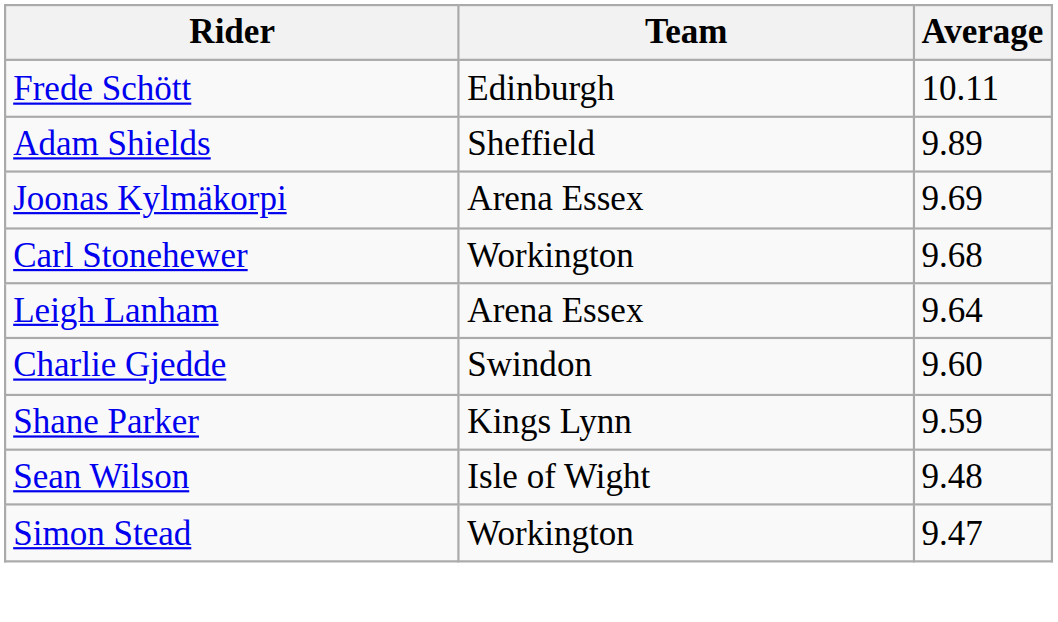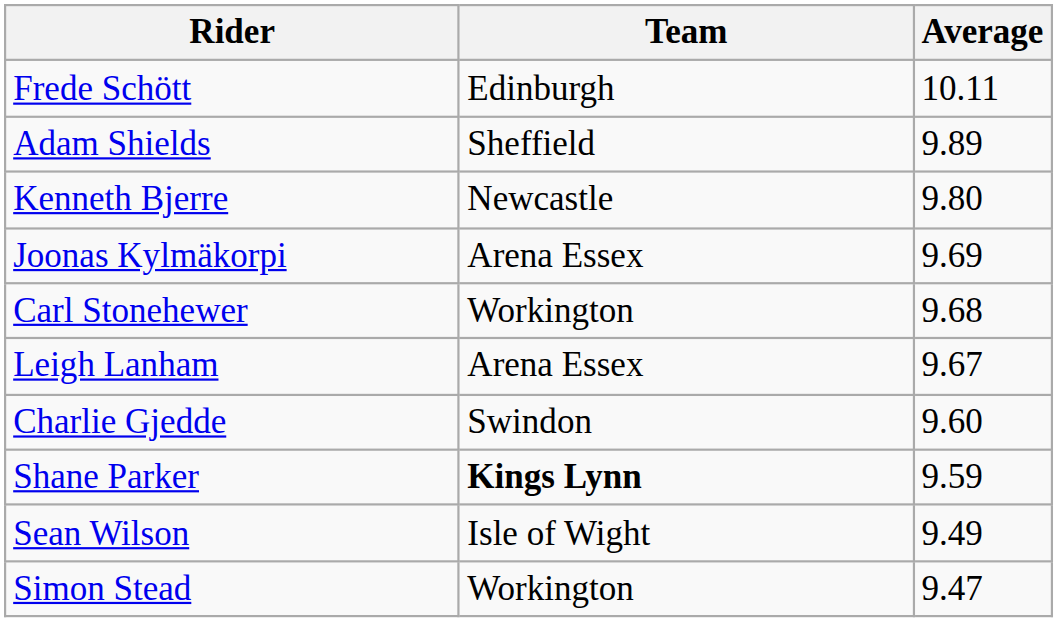+ row: (121, 198)
(952, 310) 9.64 -> (952, 365) 9.67
(550, 421) normal -> (554, 476) bold
(952, 476) 9.48 -> (952, 532) 9.49
